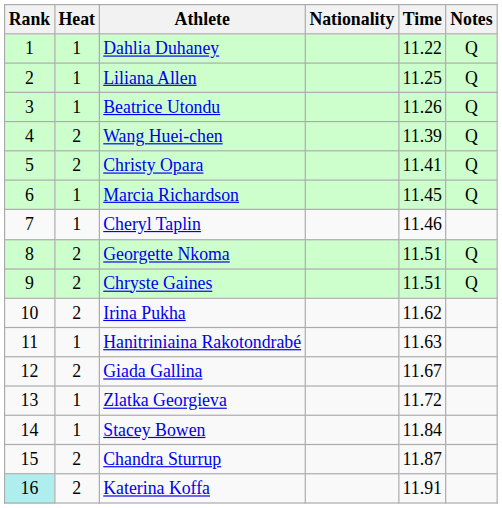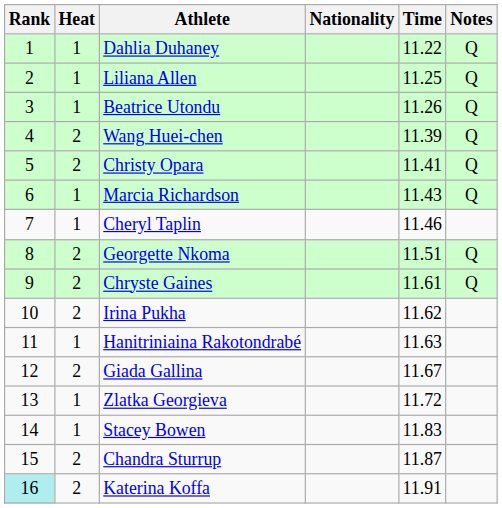(422, 195) 11.45 -> (422, 195) 11.43
(422, 283) 11.51 -> (422, 283) 11.61
(422, 429) 11.84 -> (422, 429) 11.83
